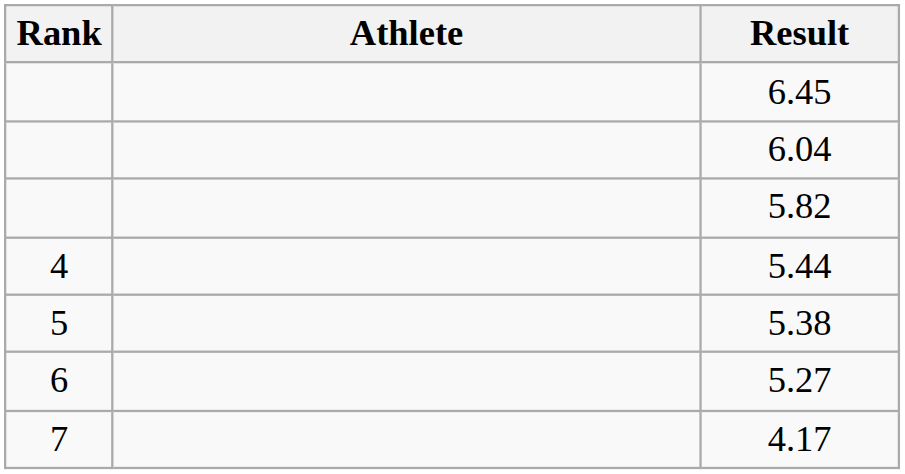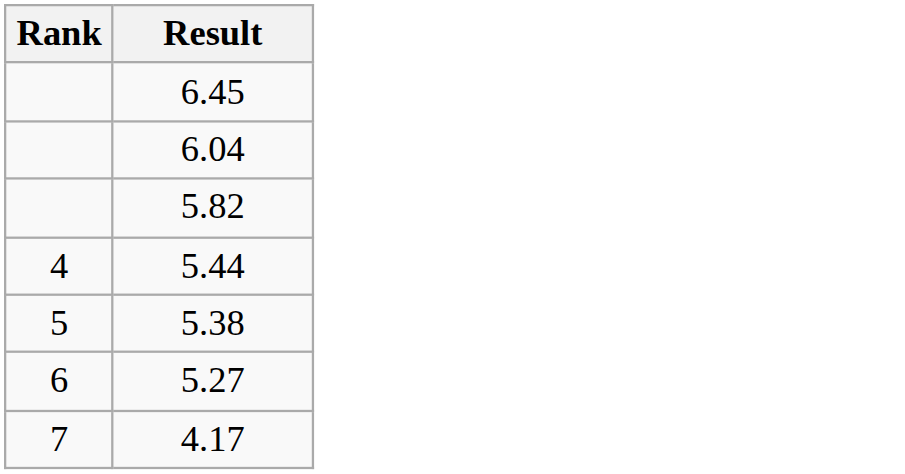- column: (407, 33)
